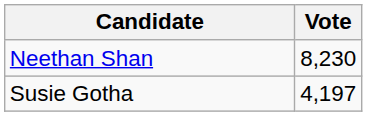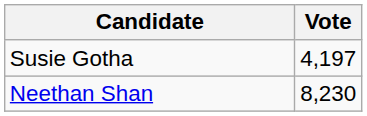rows swapped: (72, 93) <-> (81, 57)
